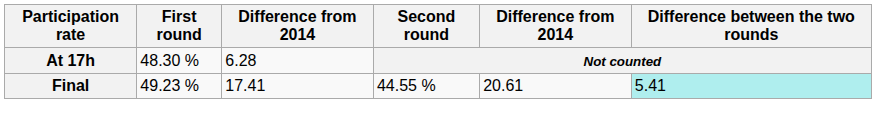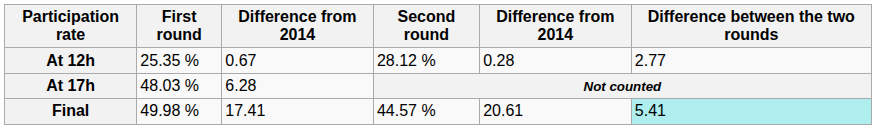+ row: (71, 60)
(170, 60) 48.30 % -> (170, 85) 48.03 %
(170, 85) 49.23 % -> (170, 111) 49.98 %
(406, 85) 44.55 % -> (406, 111) 44.57 %
